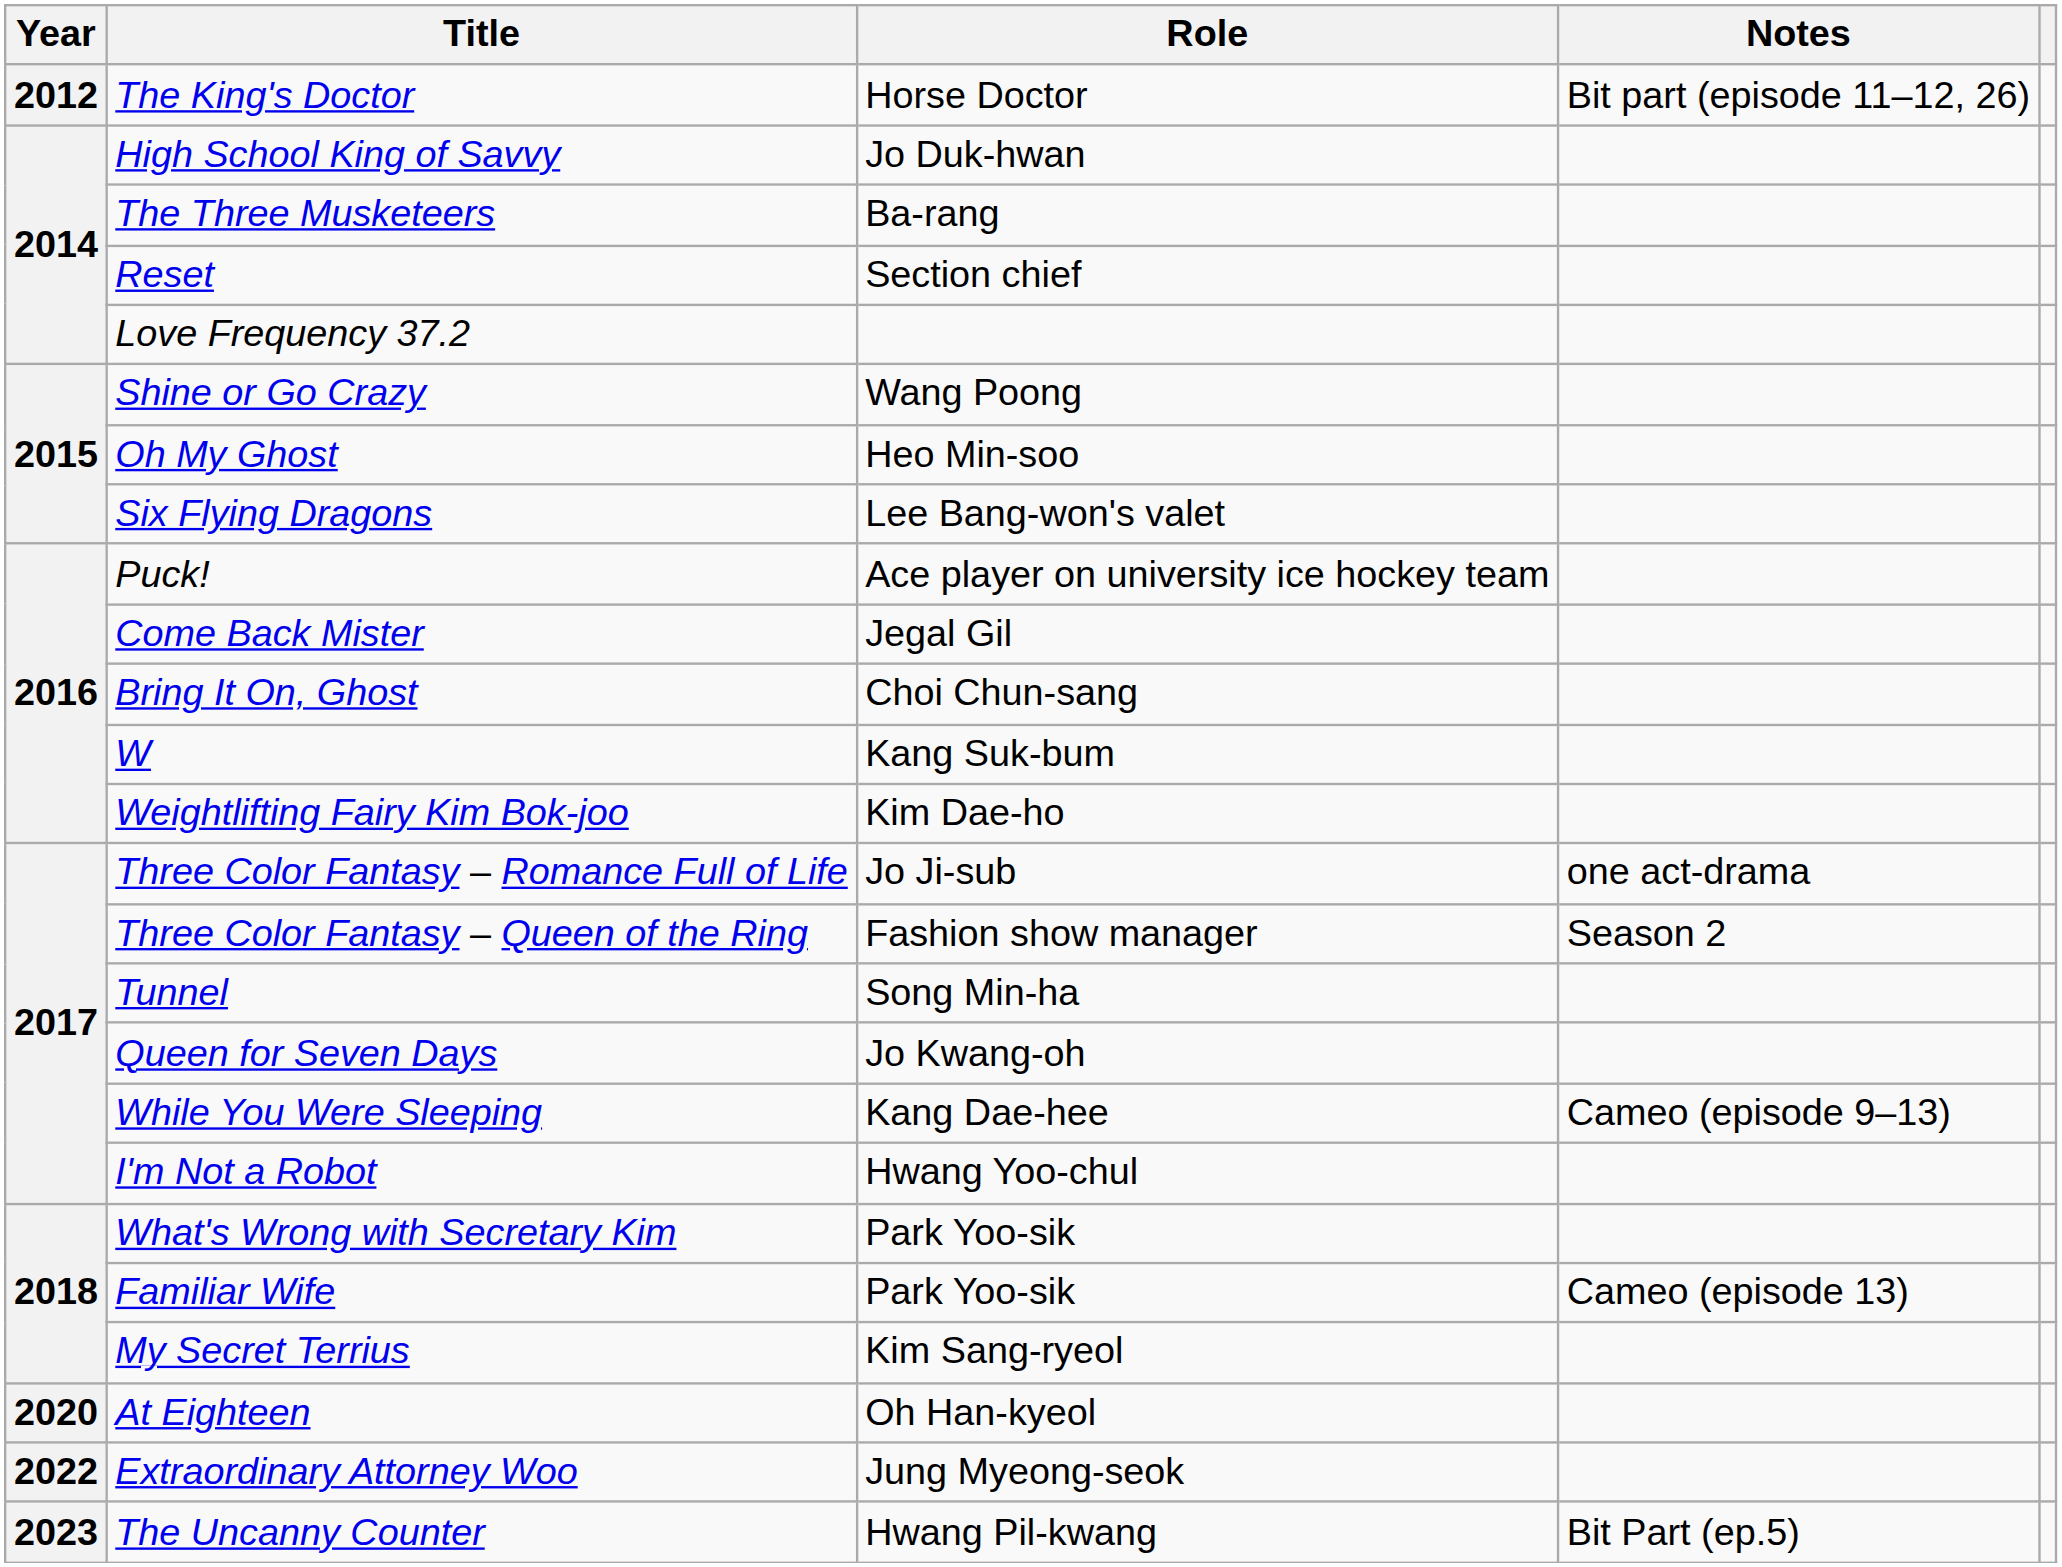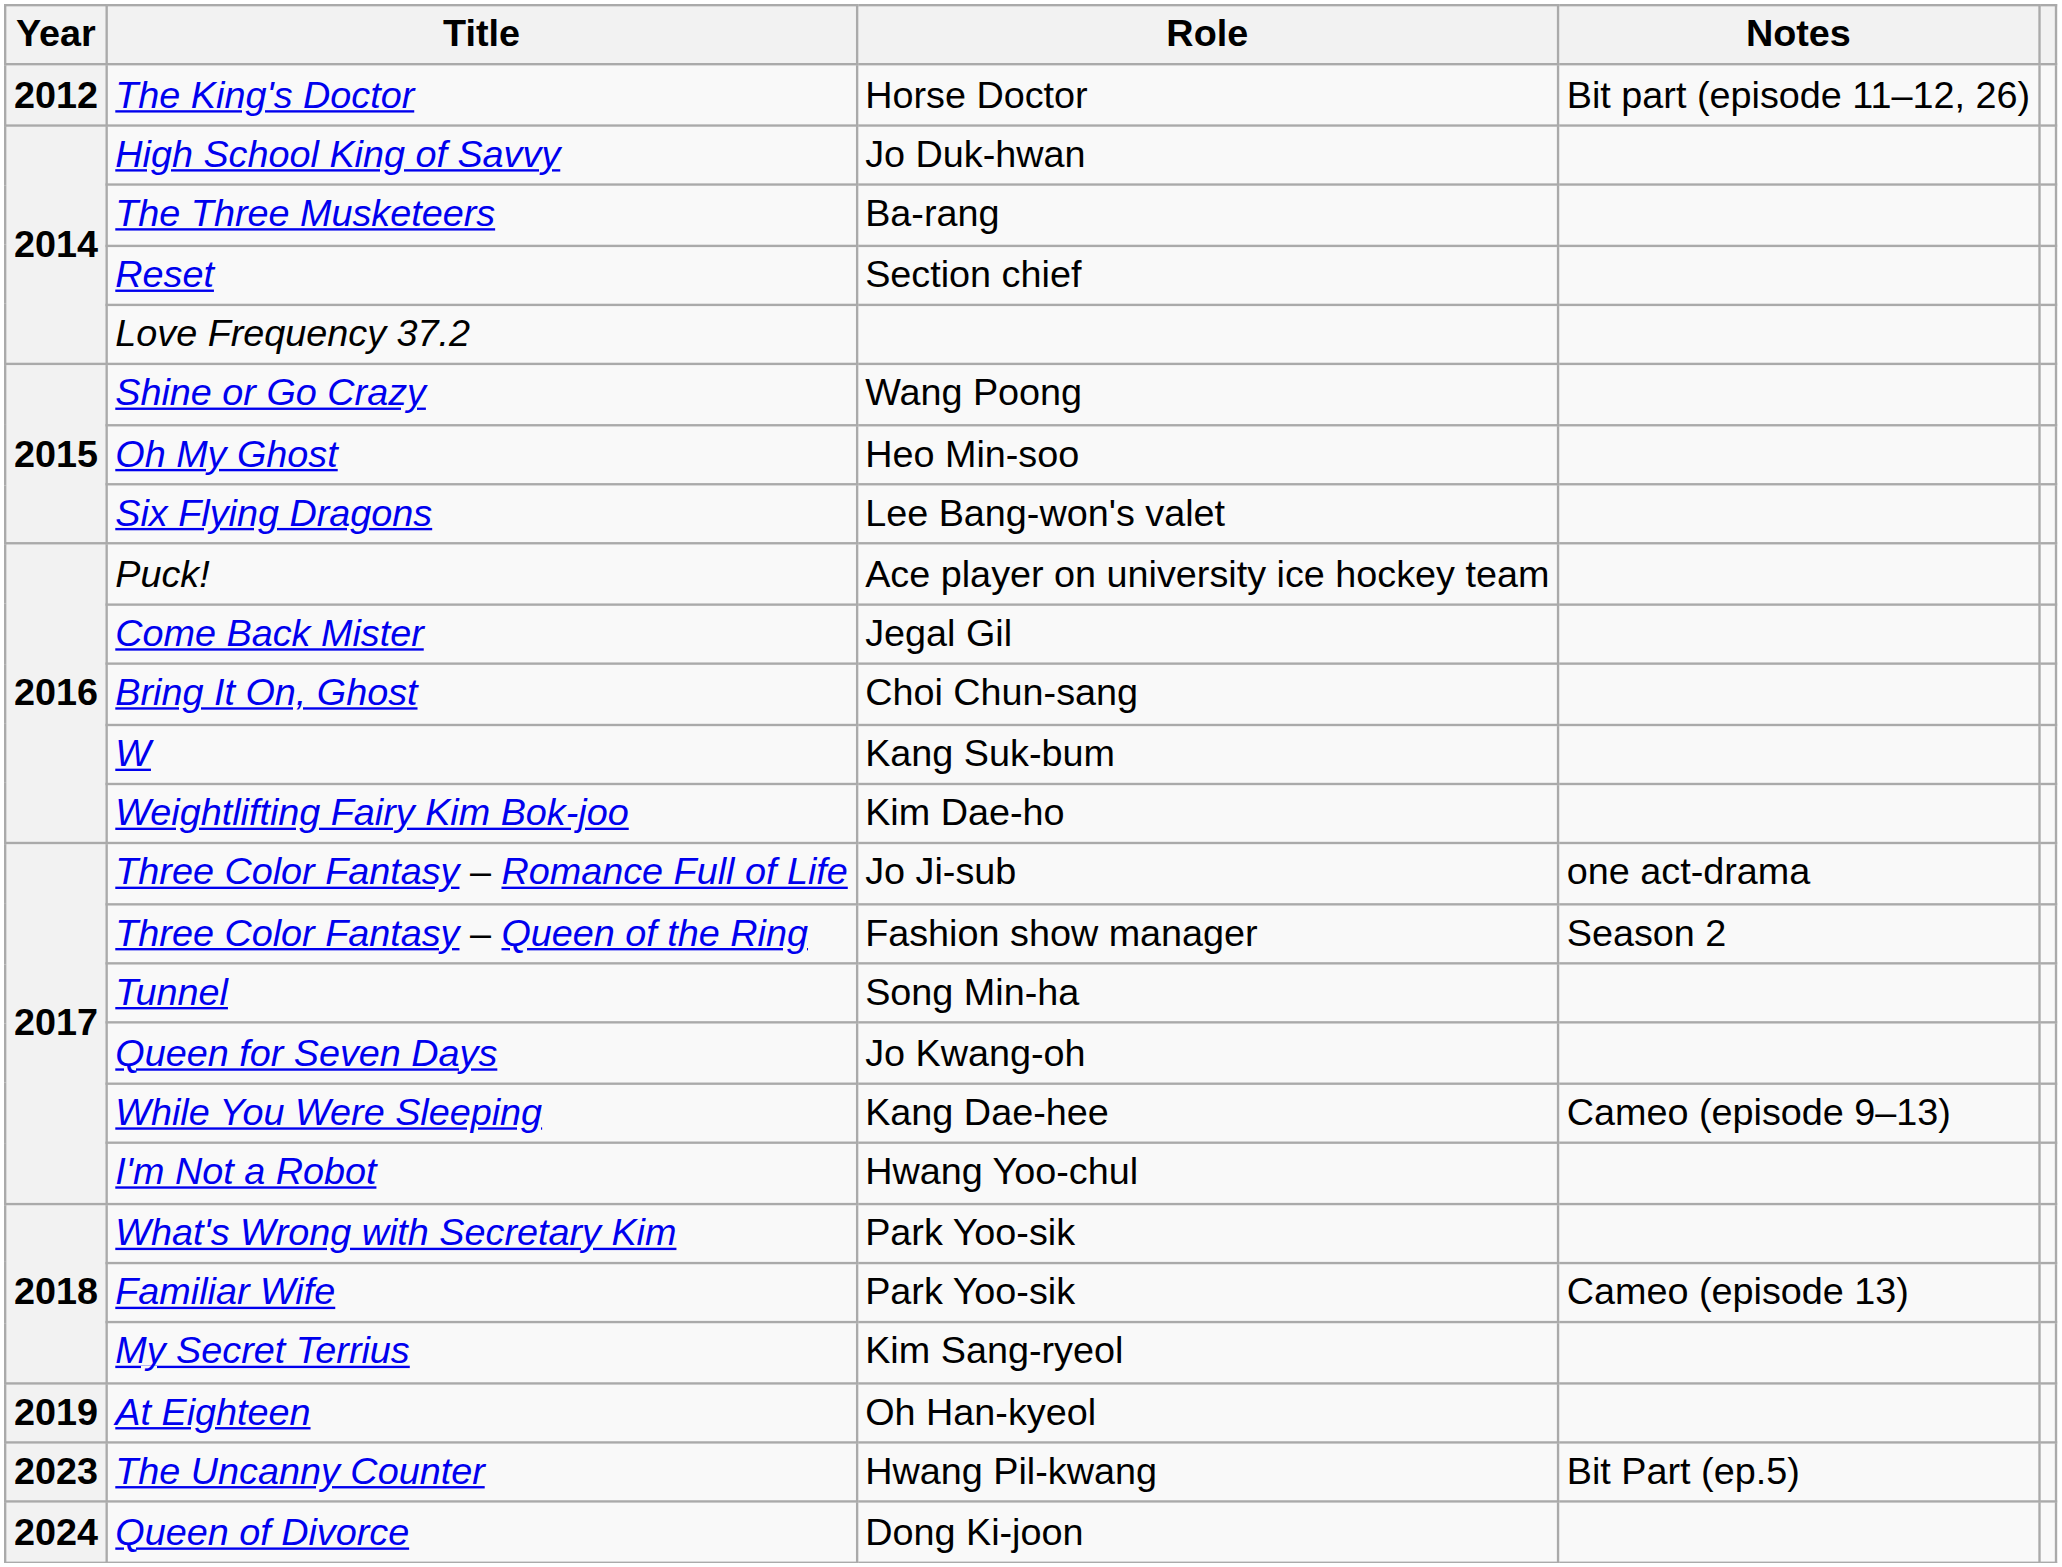(56, 1411) 2020 -> (56, 1411) 2019
- row: (346, 1471)
+ row: (262, 1531)
